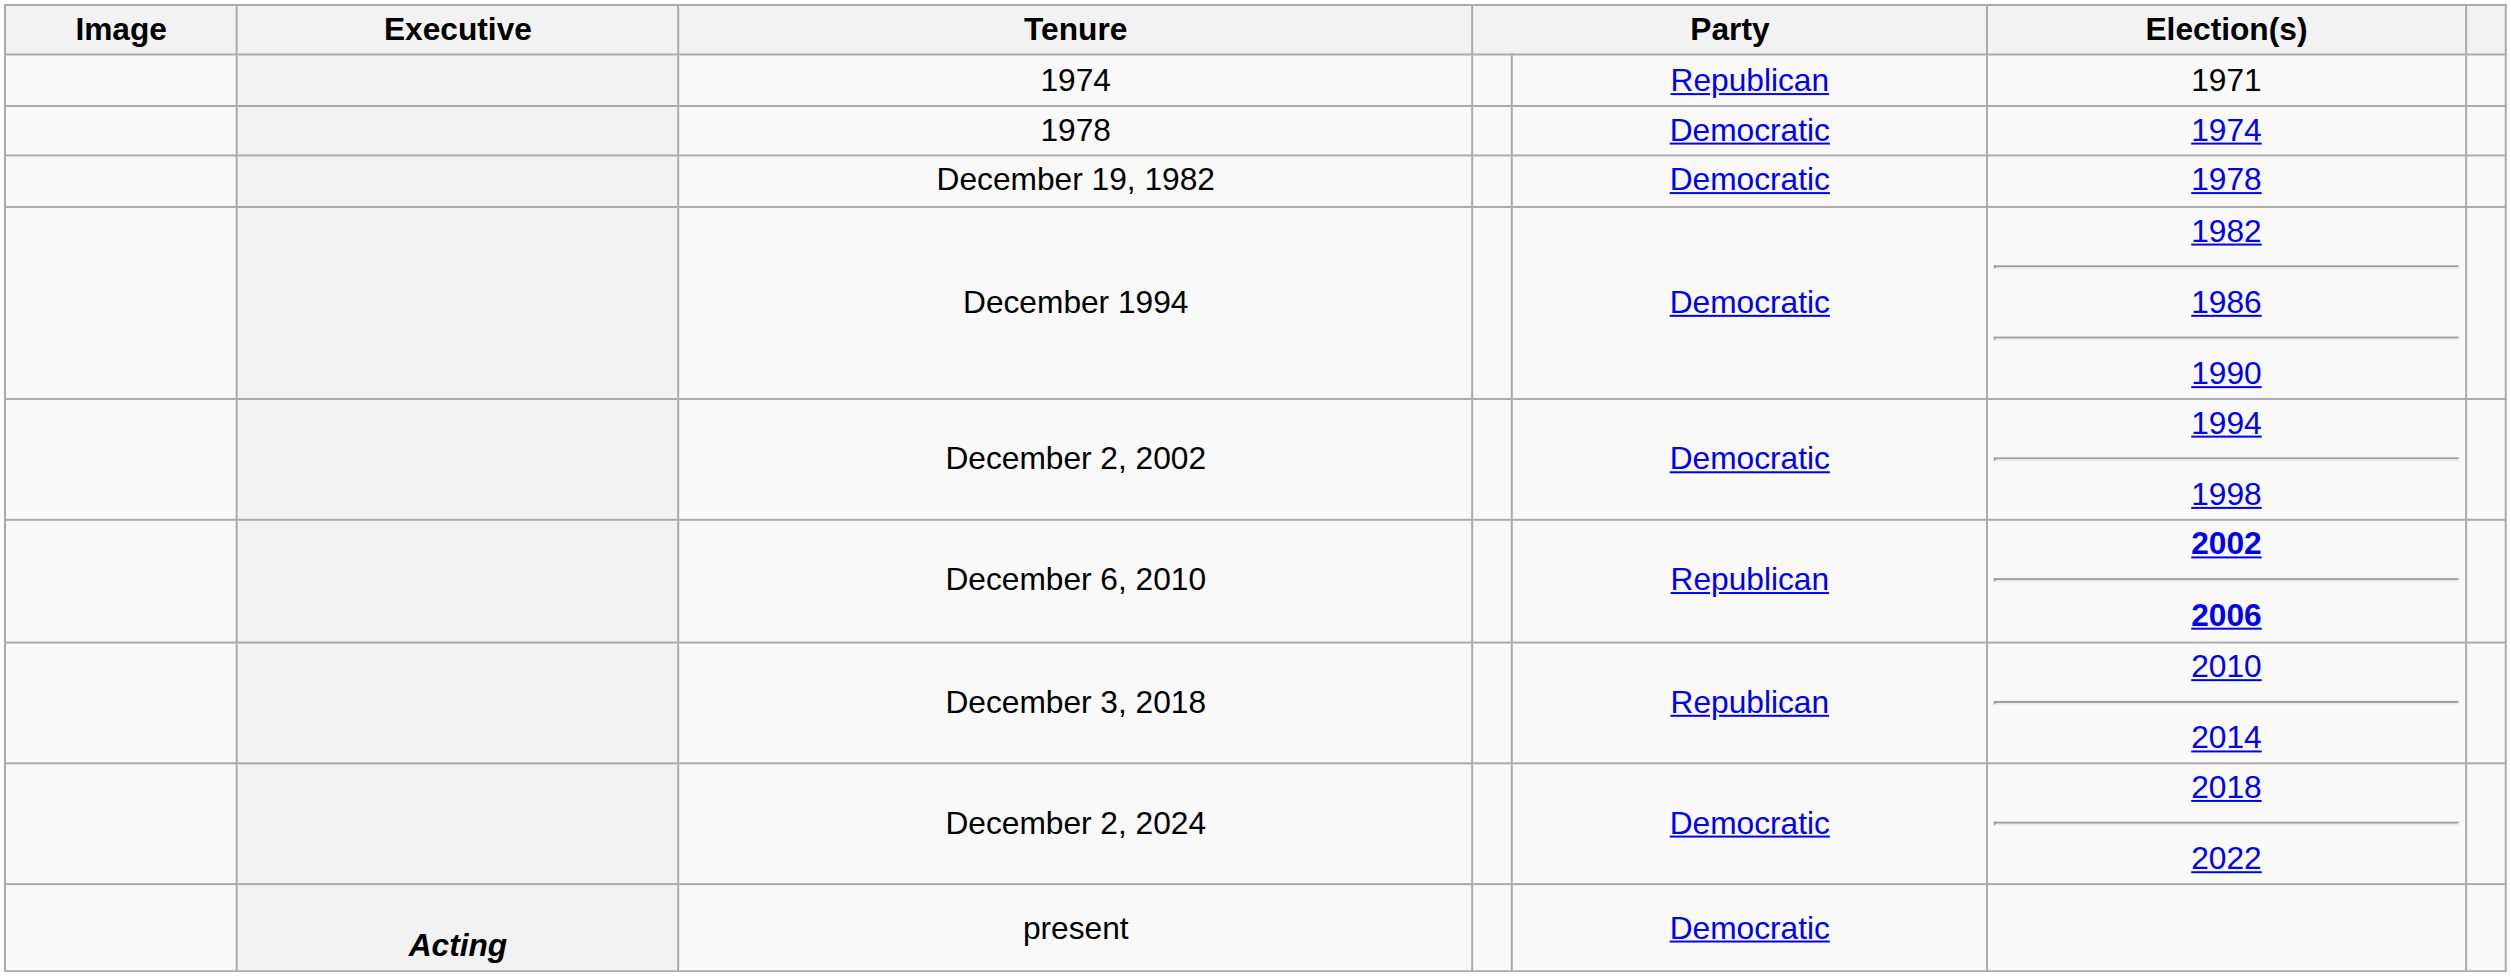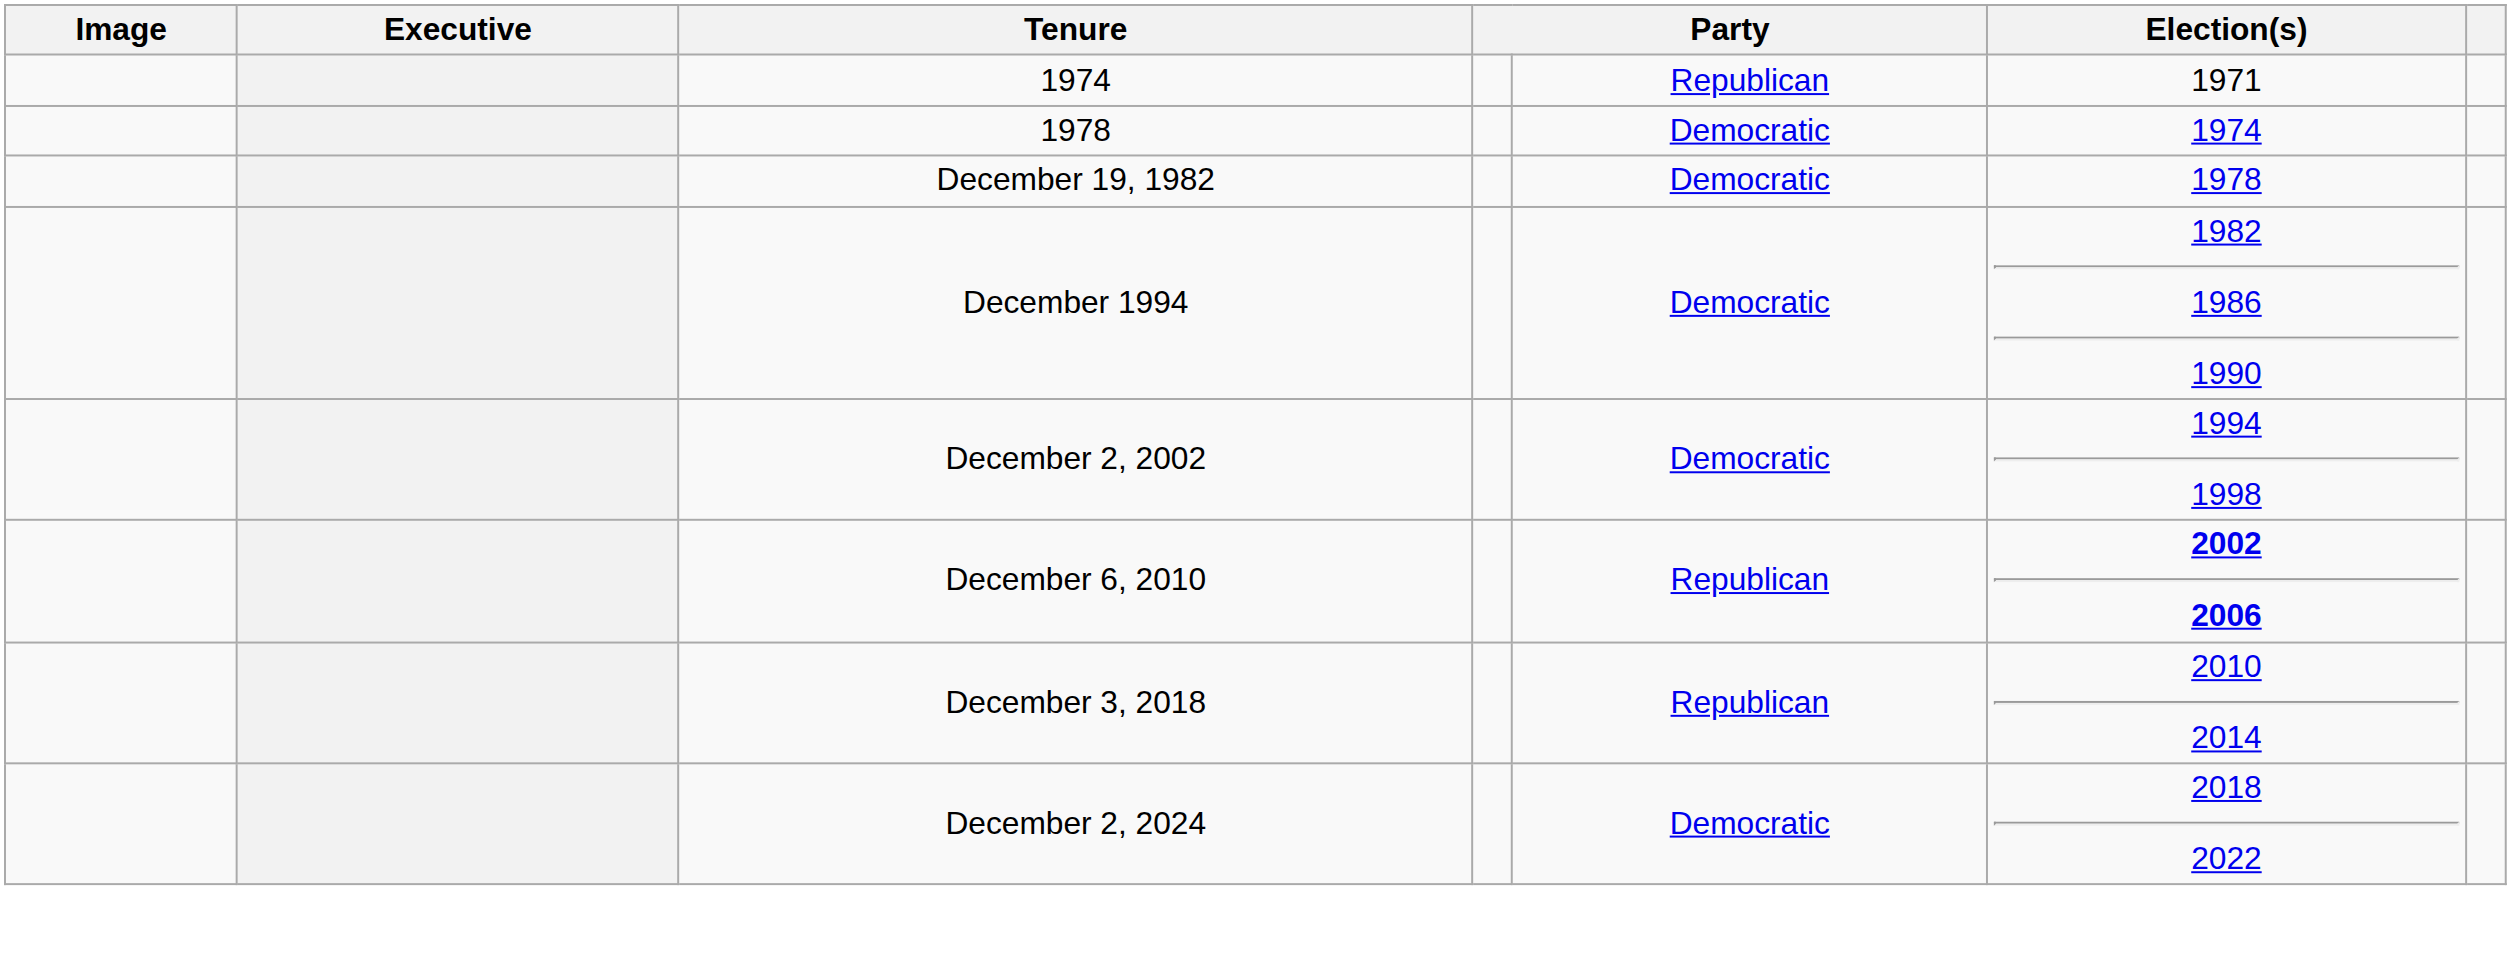- row: (1076, 927)
